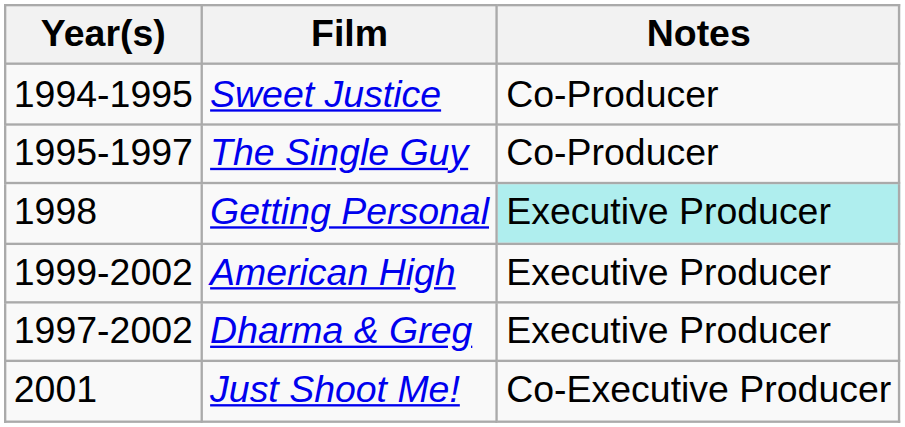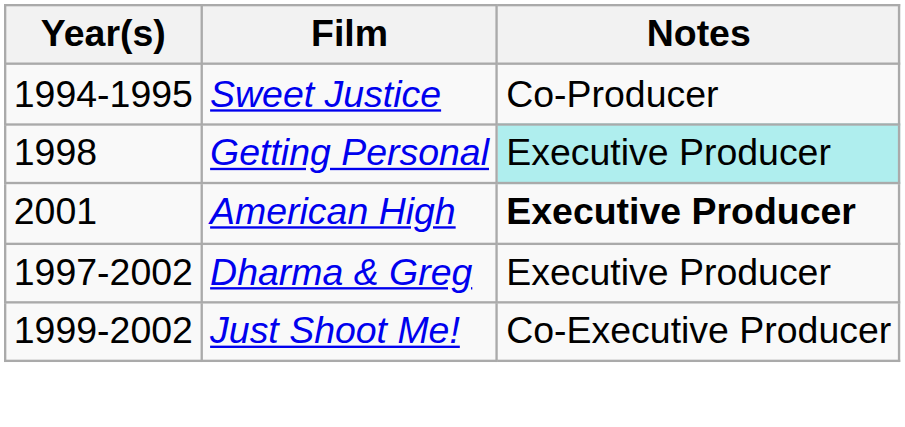- row: (339, 152)
(103, 271) 1999-2002 -> (55, 212) 2001
(669, 271) normal -> (681, 212) bold
(55, 390) 2001 -> (103, 331) 1999-2002
